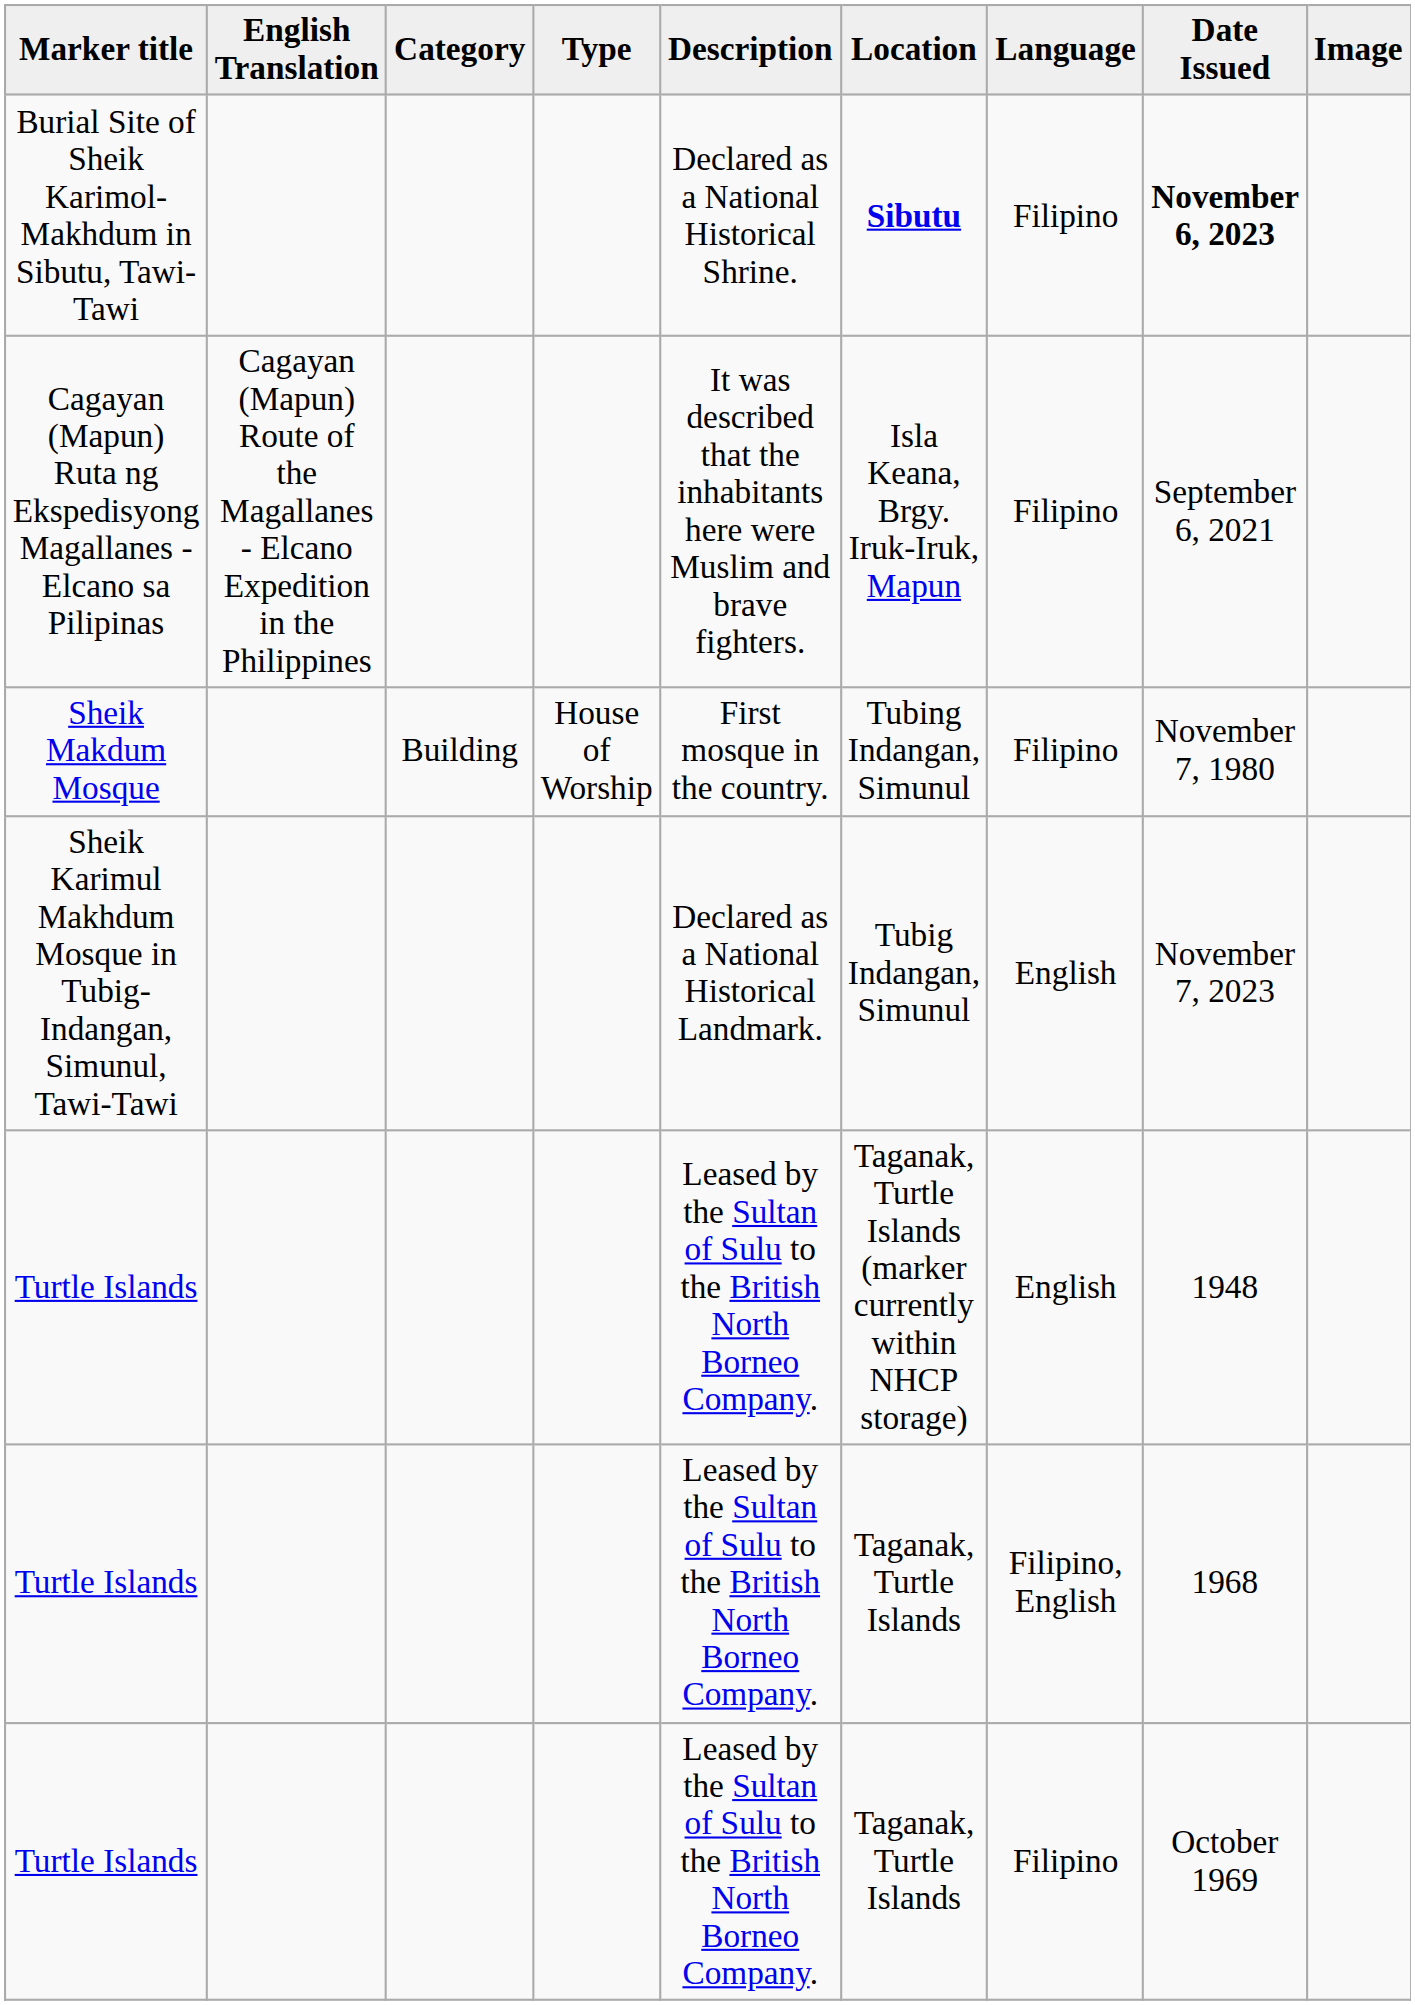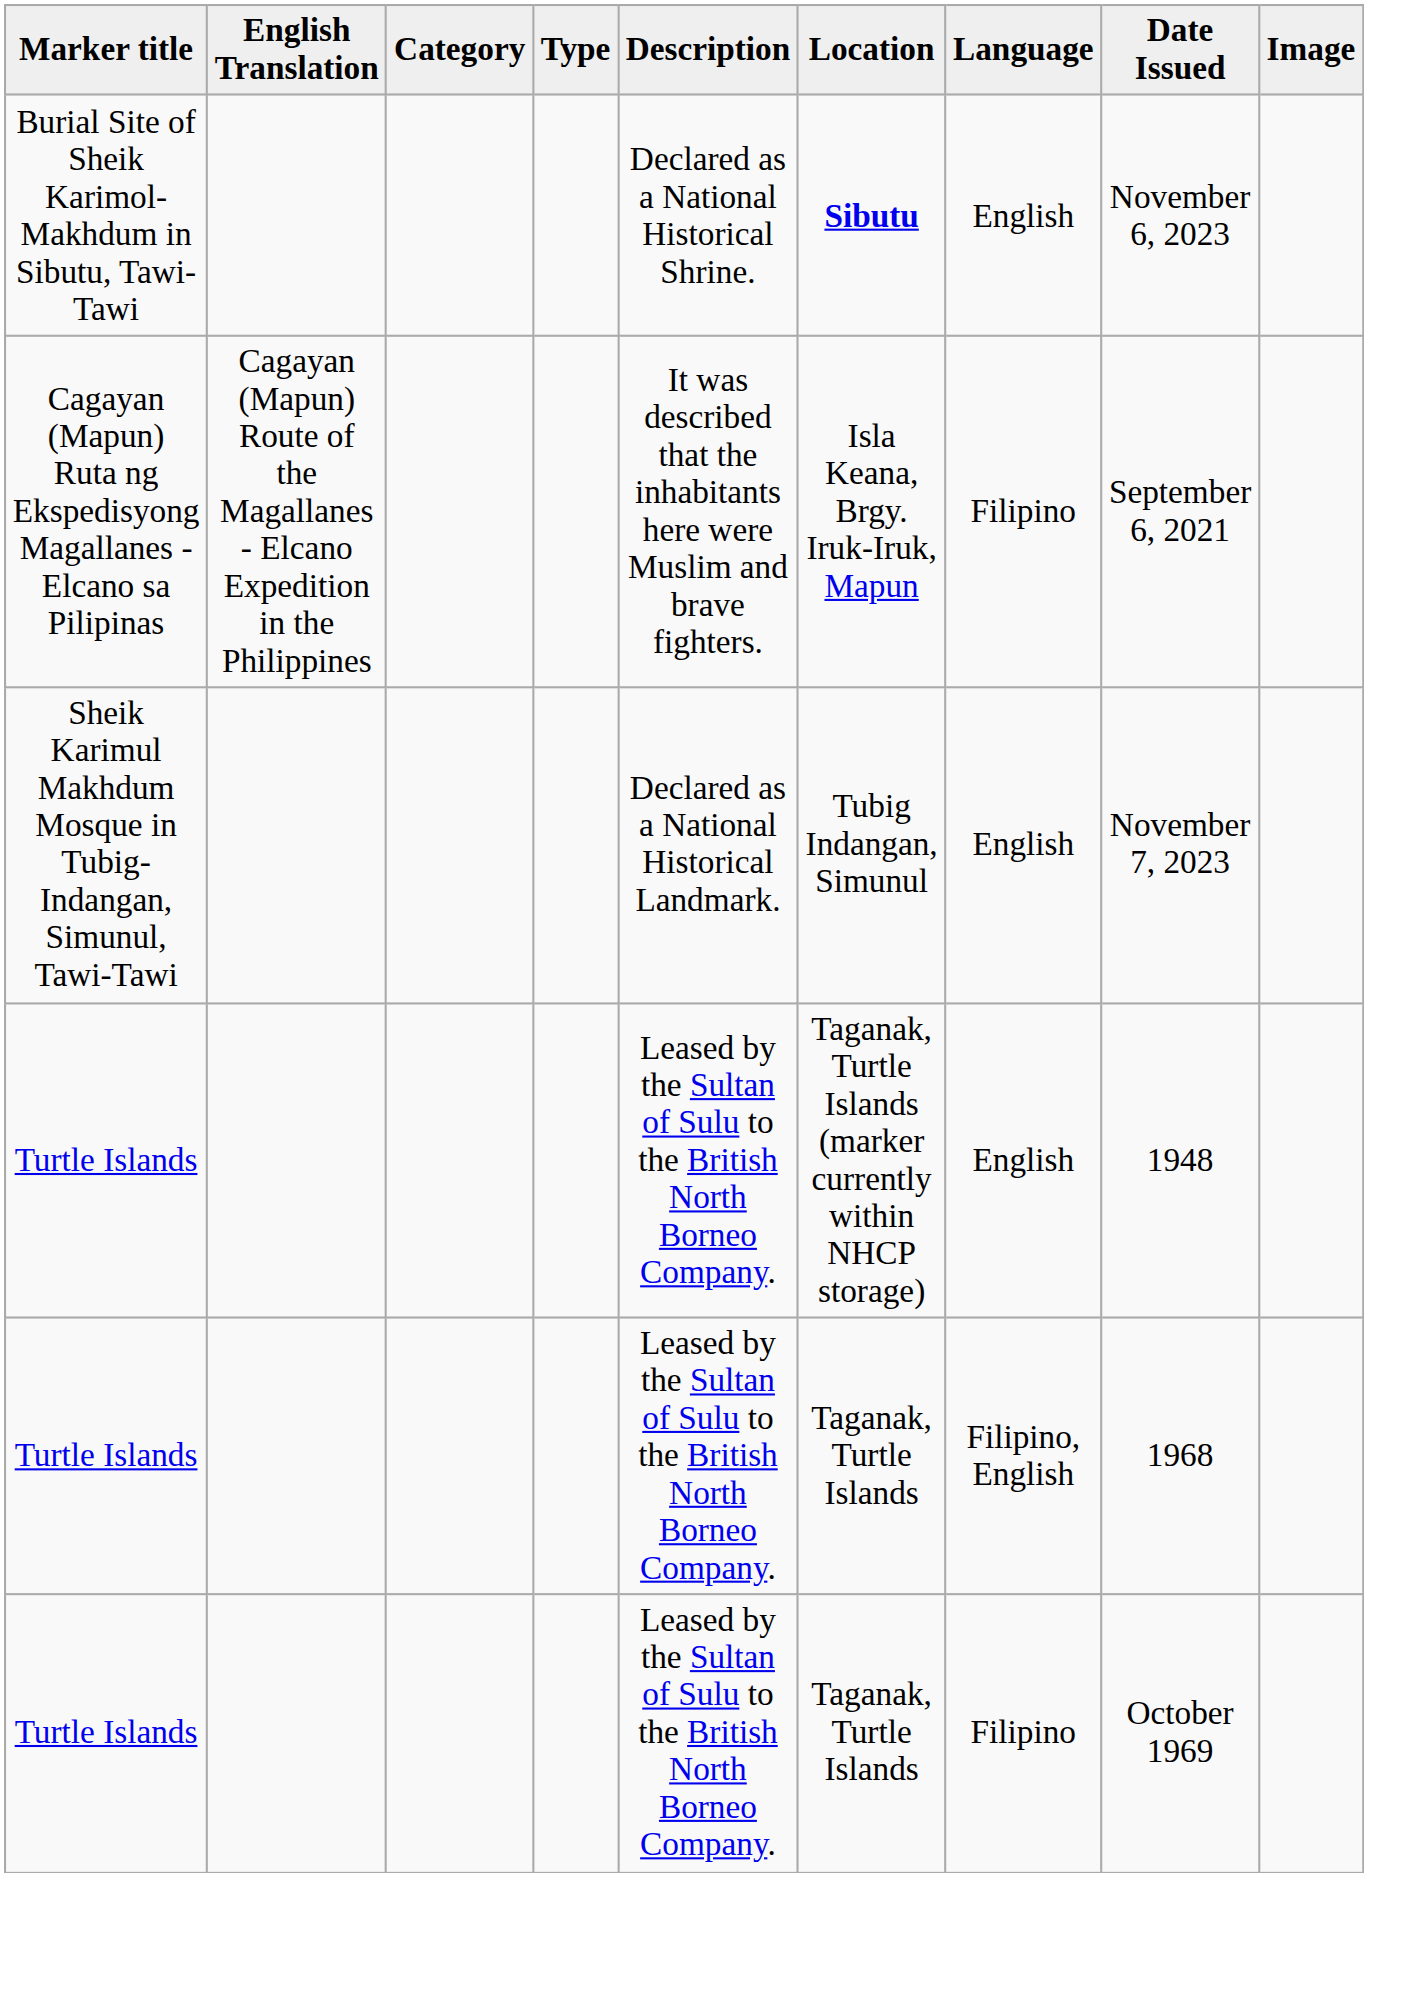(1066, 214) Filipino -> (1023, 214) English
(1225, 214) bold -> (1180, 214) normal
- row: (106, 750)
